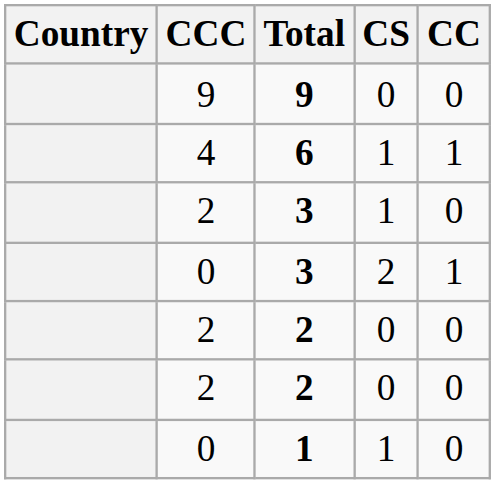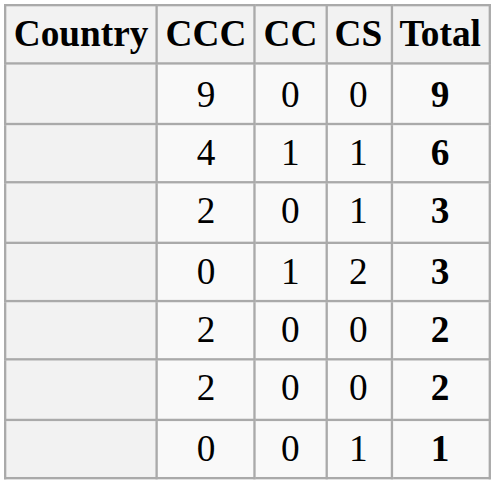columns swapped: (454, 34) <-> (304, 34)
